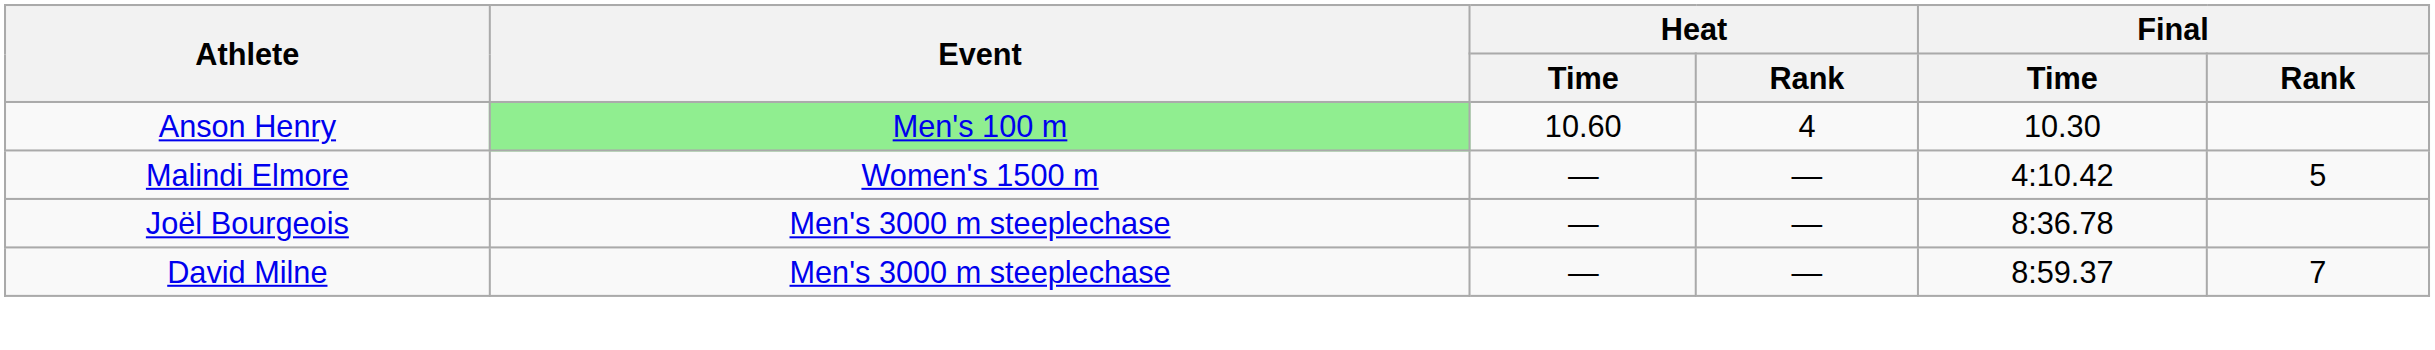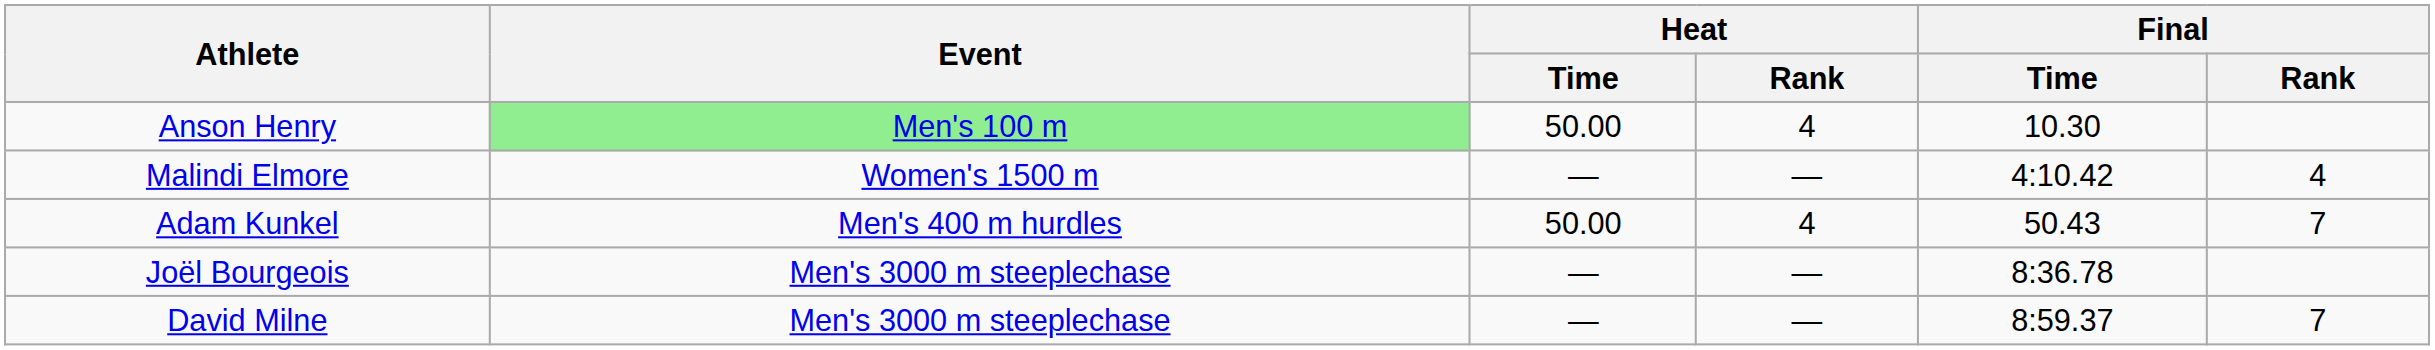(1583, 127) 10.60 -> (1583, 127) 50.00
(2318, 175) 5 -> (2318, 175) 4
+ row: (247, 224)
